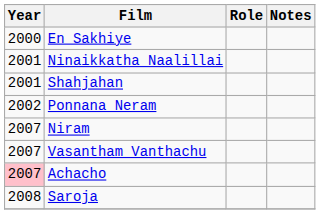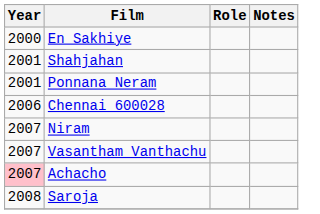- row: (136, 61)
(25, 107) 2002 -> (25, 84) 2001
+ row: (106, 107)
